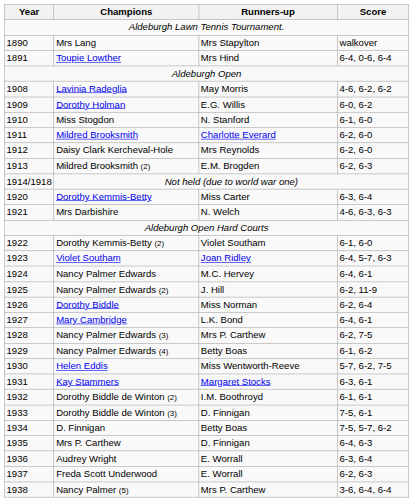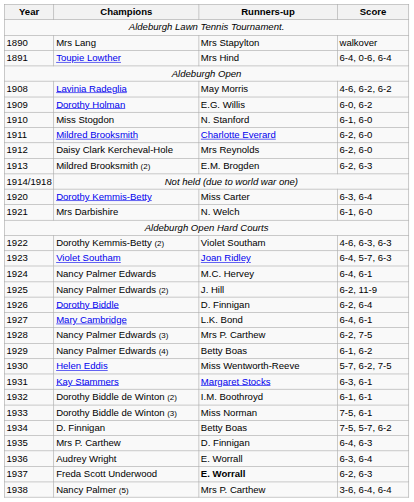(366, 212) 4-6, 6-3, 6-3 -> (356, 212) 6-1, 6-0
(356, 242) 6-1, 6-0 -> (366, 242) 4-6, 6-3, 6-3
(229, 304) Miss Norman -> (225, 304) D. Finnigan
(225, 412) D. Finnigan -> (229, 412) Miss Norman
(222, 473) normal -> (223, 473) bold
